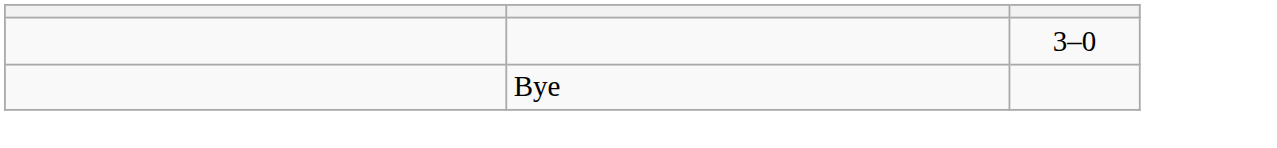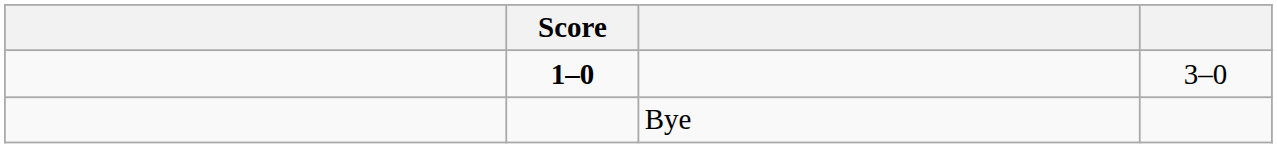+ column: (572, 27)
